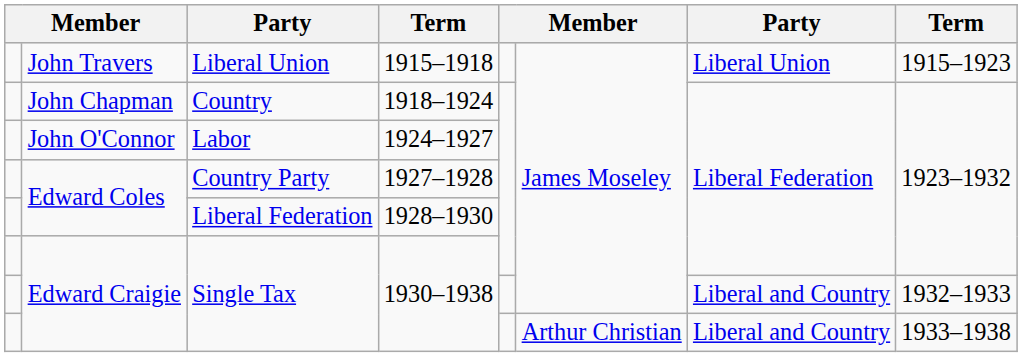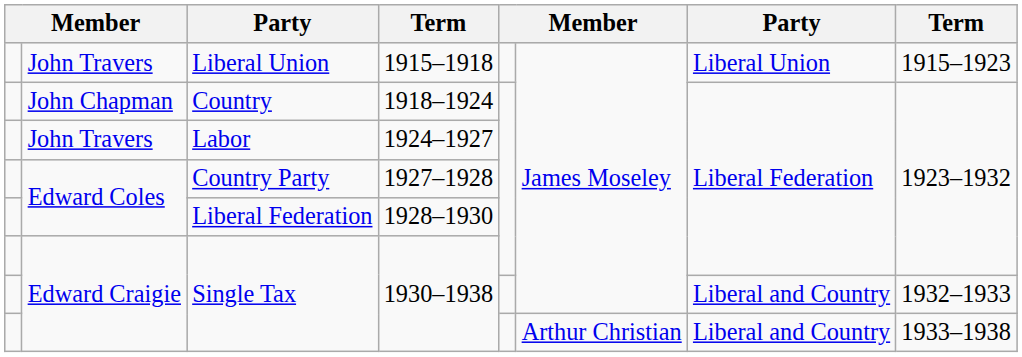(101, 139) John O'Connor -> (90, 139) John Travers
